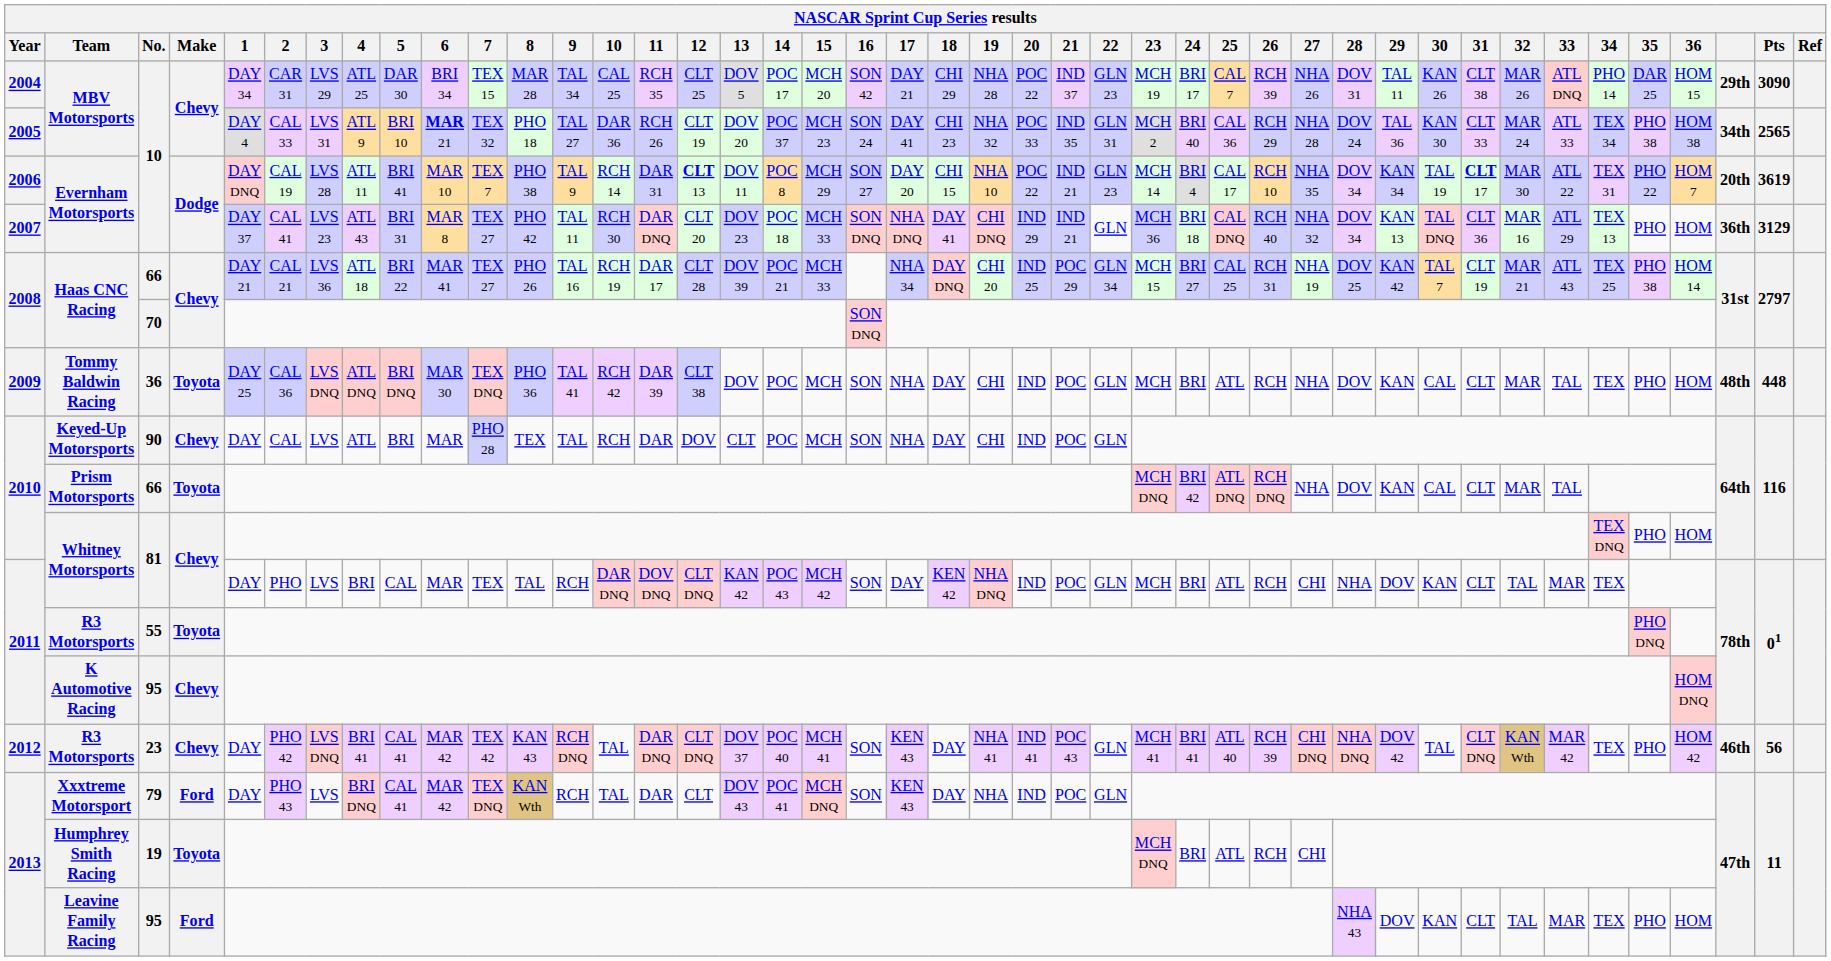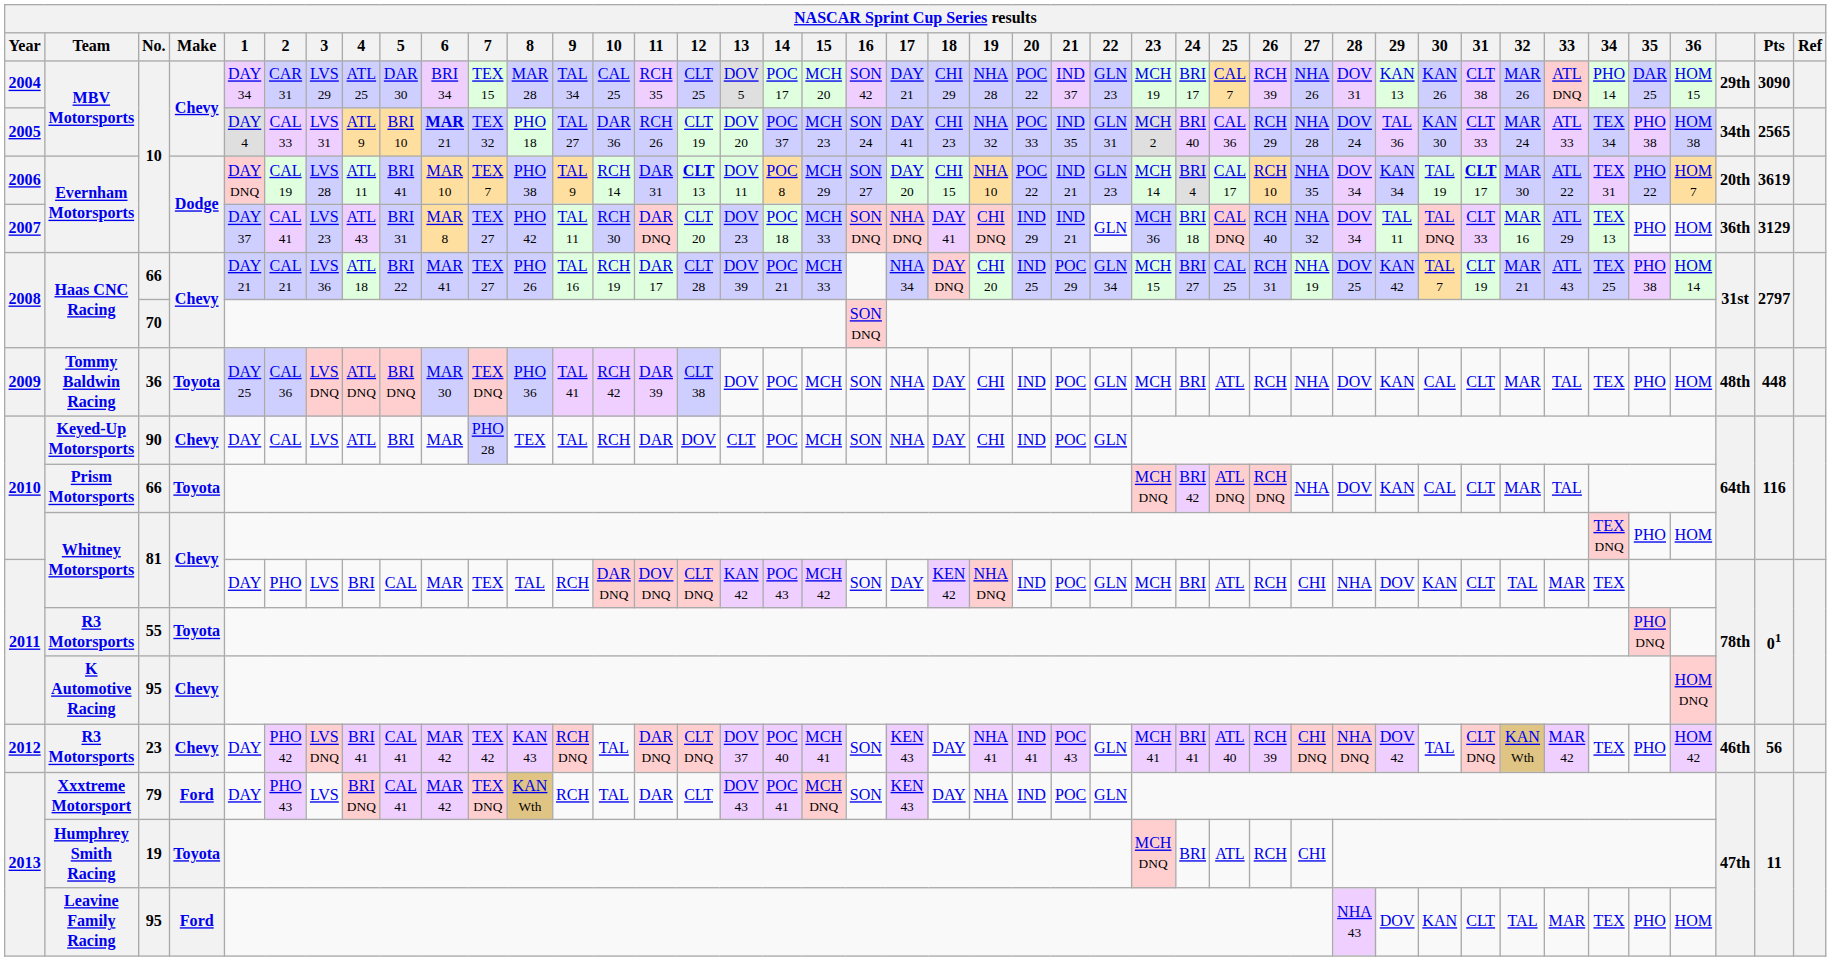(1397, 83) TAL 11 -> (1397, 83) KAN 13
(1397, 227) KAN 13 -> (1397, 227) TAL 11
(1481, 227) CLT 36 -> (1481, 227) CLT 33
